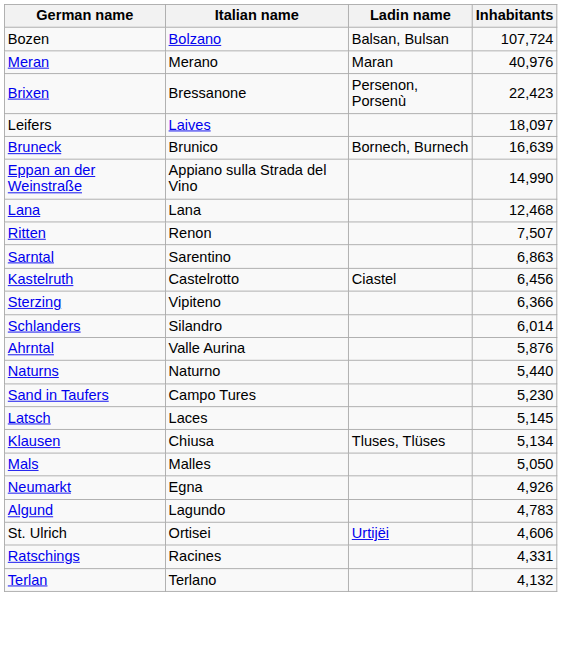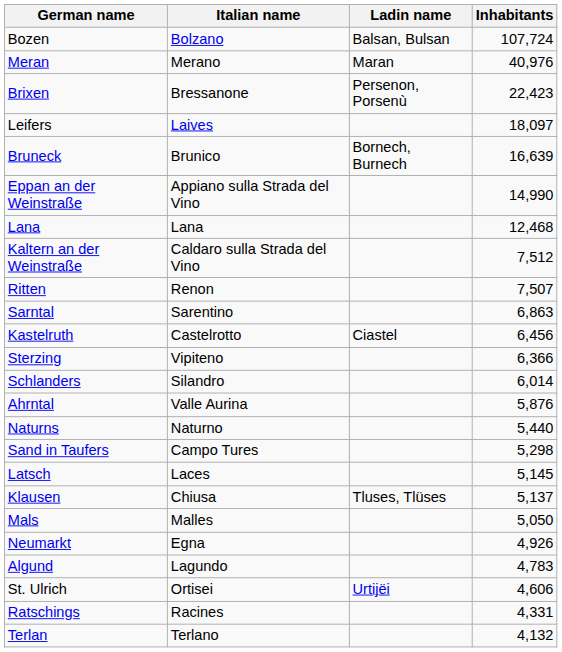+ row: (54, 258)
(535, 395) 5,230 -> (535, 451) 5,298
(535, 441) 5,134 -> (535, 497) 5,137
